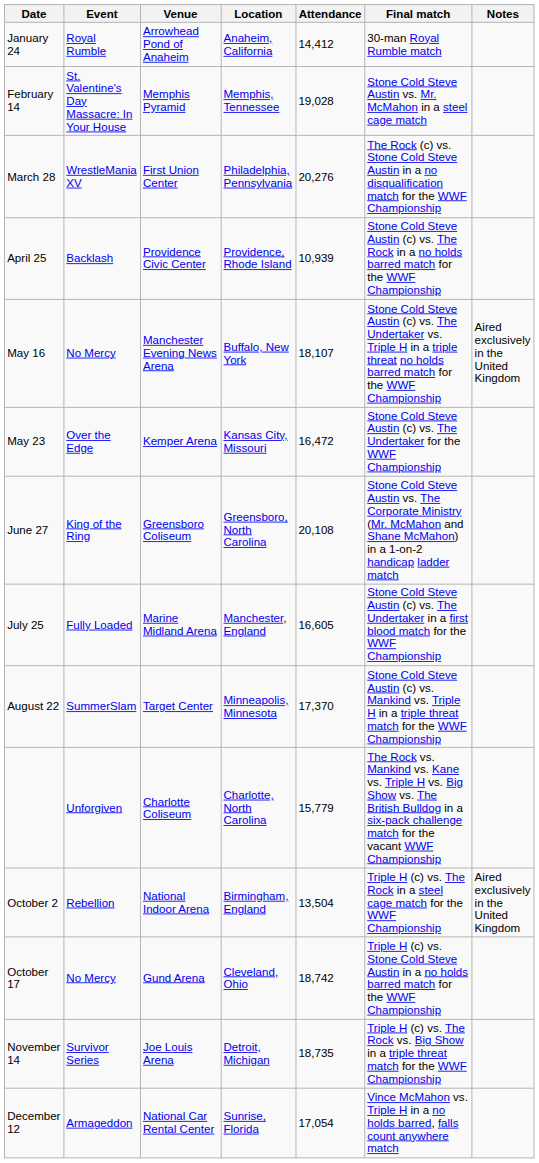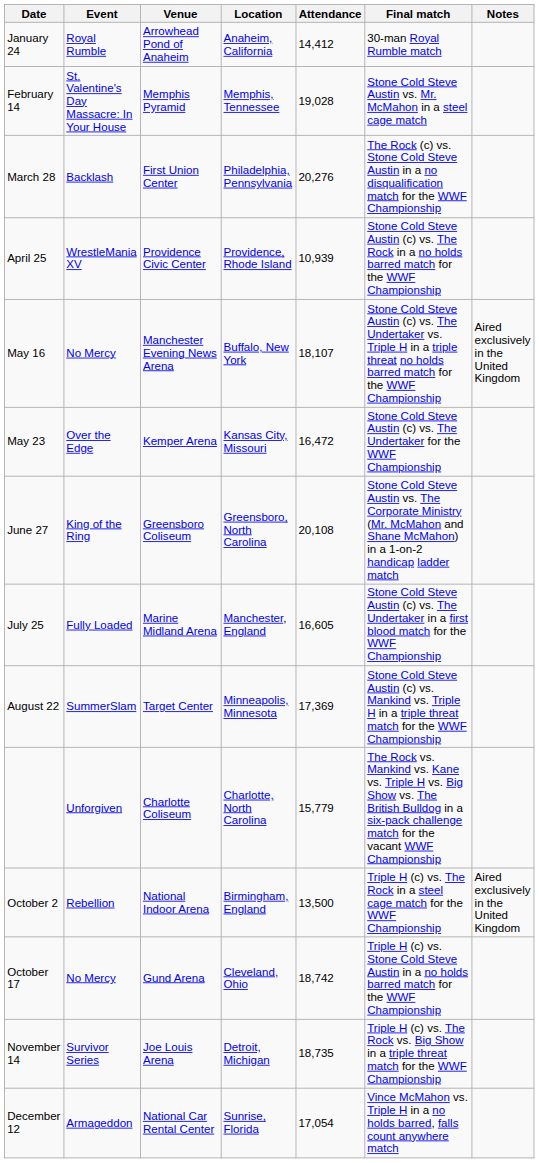(102, 176) WrestleMania XV -> (90, 176) Backlash
(90, 258) Backlash -> (102, 258) WrestleMania XV
(316, 706) 17,370 -> (316, 706) 17,369
(316, 902) 13,504 -> (316, 902) 13,500
